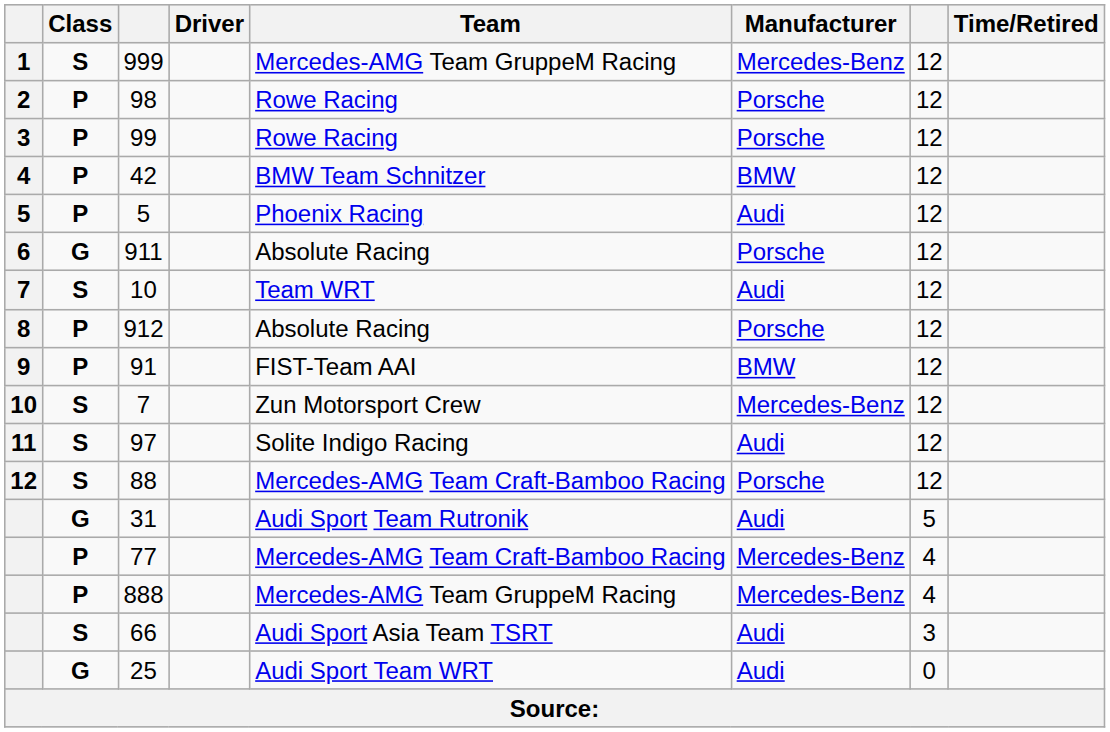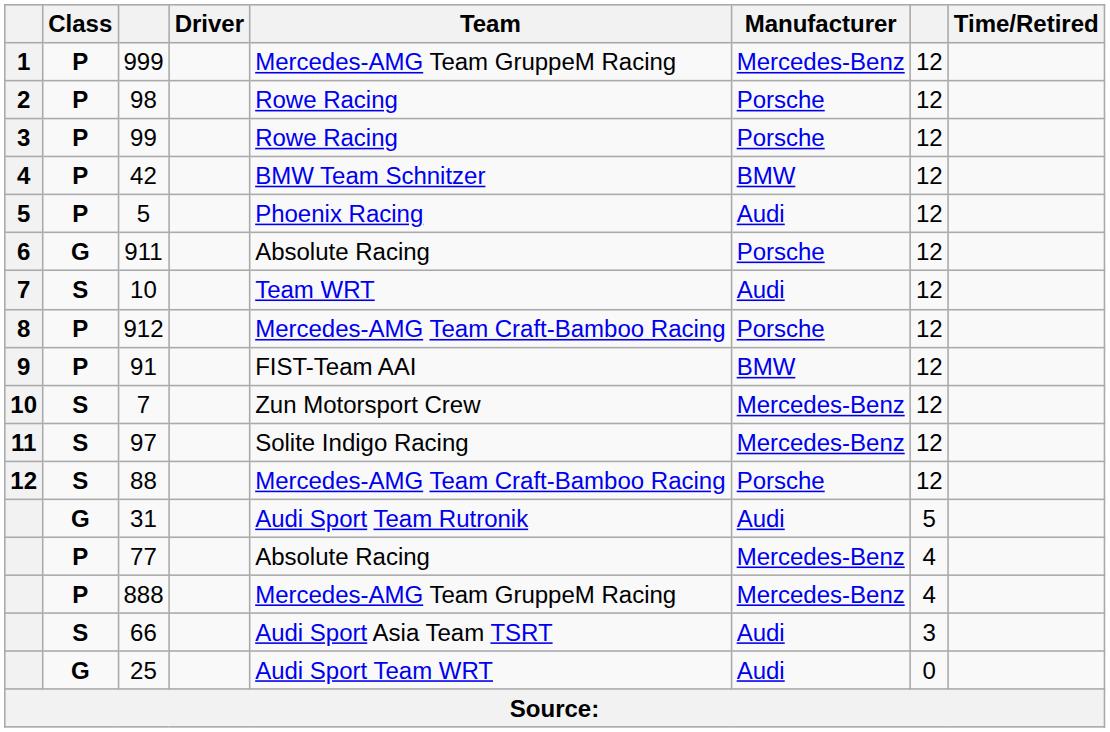(80, 62) S -> (80, 62) P
(343, 328) Absolute Racing -> (490, 328) Mercedes-AMG Team Craft-Bamboo Racing
(761, 442) Audi -> (821, 442) Mercedes-Benz
(490, 556) Mercedes-AMG Team Craft-Bamboo Racing -> (343, 556) Absolute Racing
